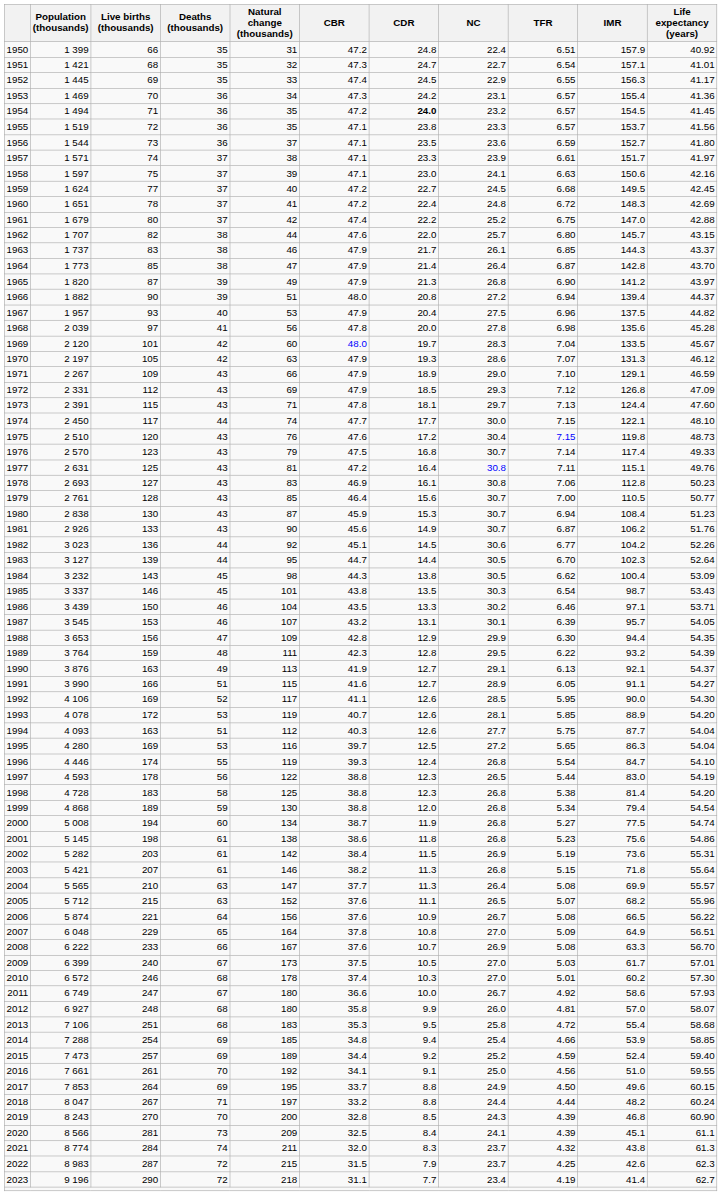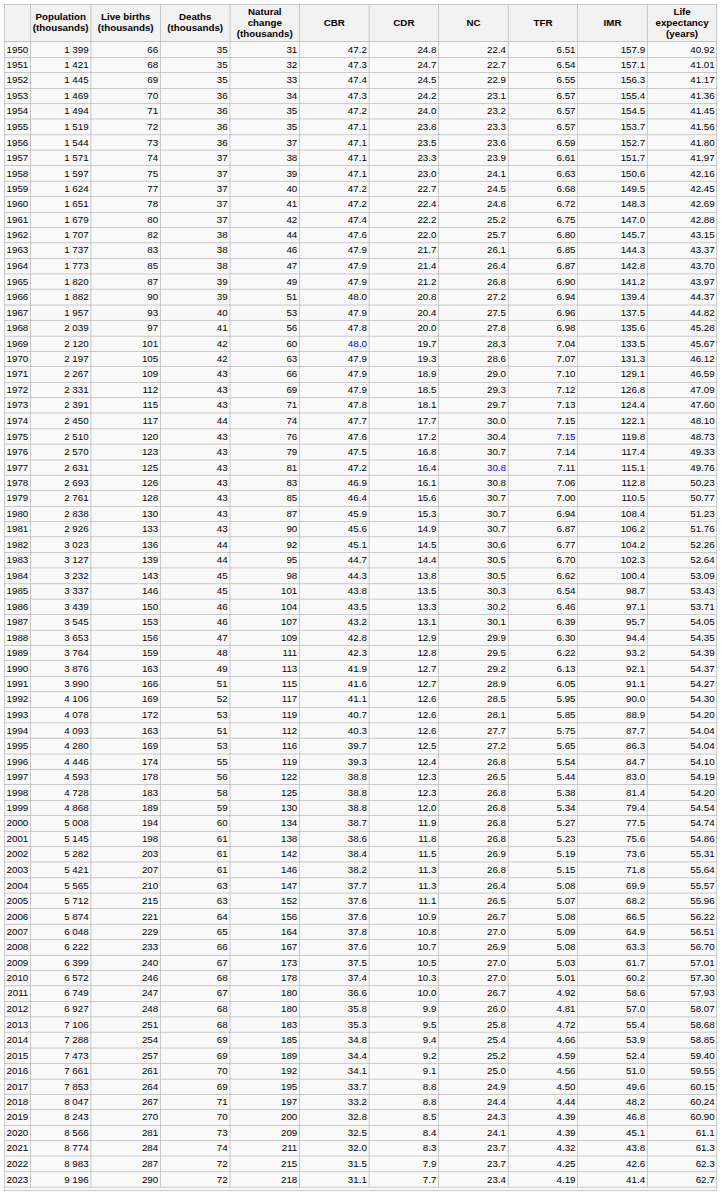(427, 111) bold -> (427, 111) normal
(427, 281) 21.3 -> (427, 281) 21.2
(147, 483) 127 -> (147, 483) 126
(496, 668) 29.1 -> (496, 668) 29.2
